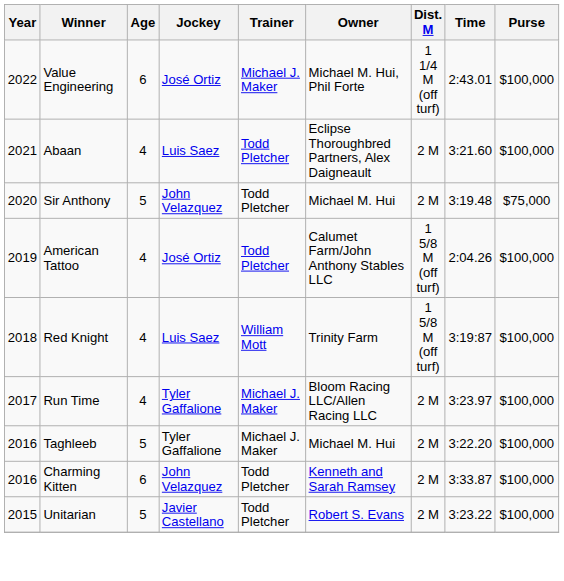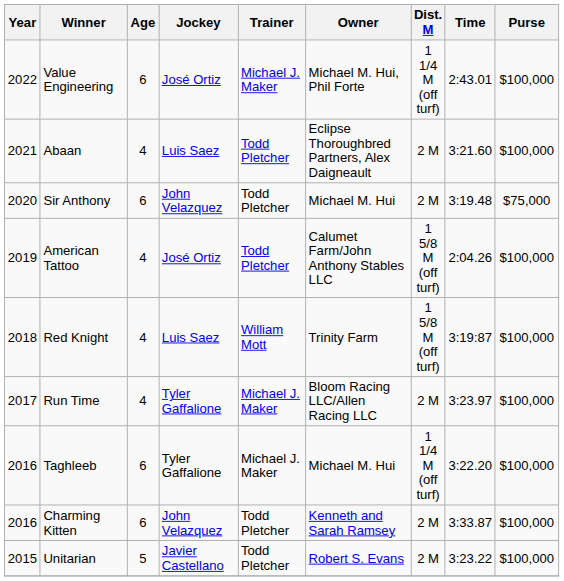(143, 201) 5 -> (143, 201) 6
(143, 444) 5 -> (143, 466) 6
(428, 444) 2 M -> (428, 466) 1 1/4 M (off turf)
